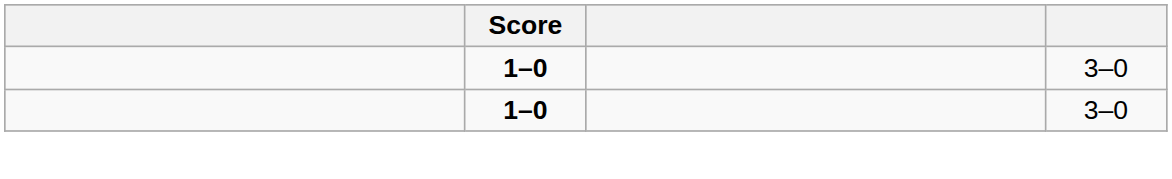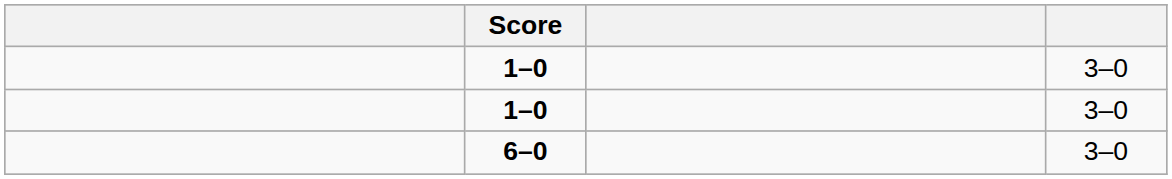+ row: (235, 152)
